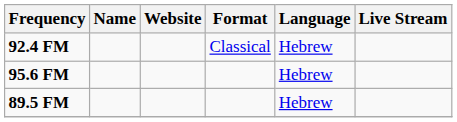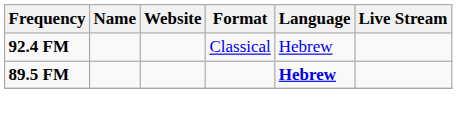- row: (39, 74)
(306, 102) normal -> (307, 74) bold
